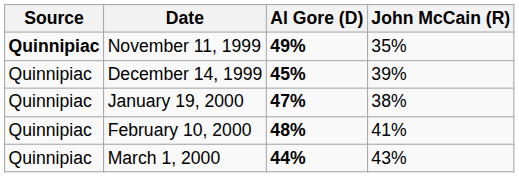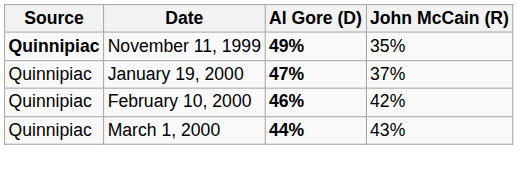- row: (185, 74)
(389, 102) 38% -> (388, 74) 37%
(288, 130) 48% -> (287, 102) 46%
(389, 130) 41% -> (388, 102) 42%
